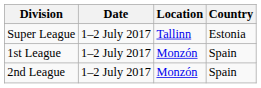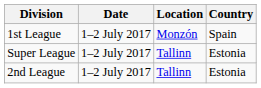rows swapped: (41, 33) <-> (34, 53)
(177, 72) Monzón -> (174, 72) Tallinn
(223, 72) Spain -> (227, 72) Estonia
